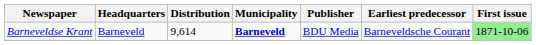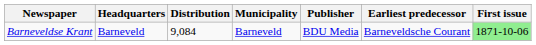(183, 31) 9,614 -> (183, 31) 9,084
(260, 31) bold -> (258, 31) normal
